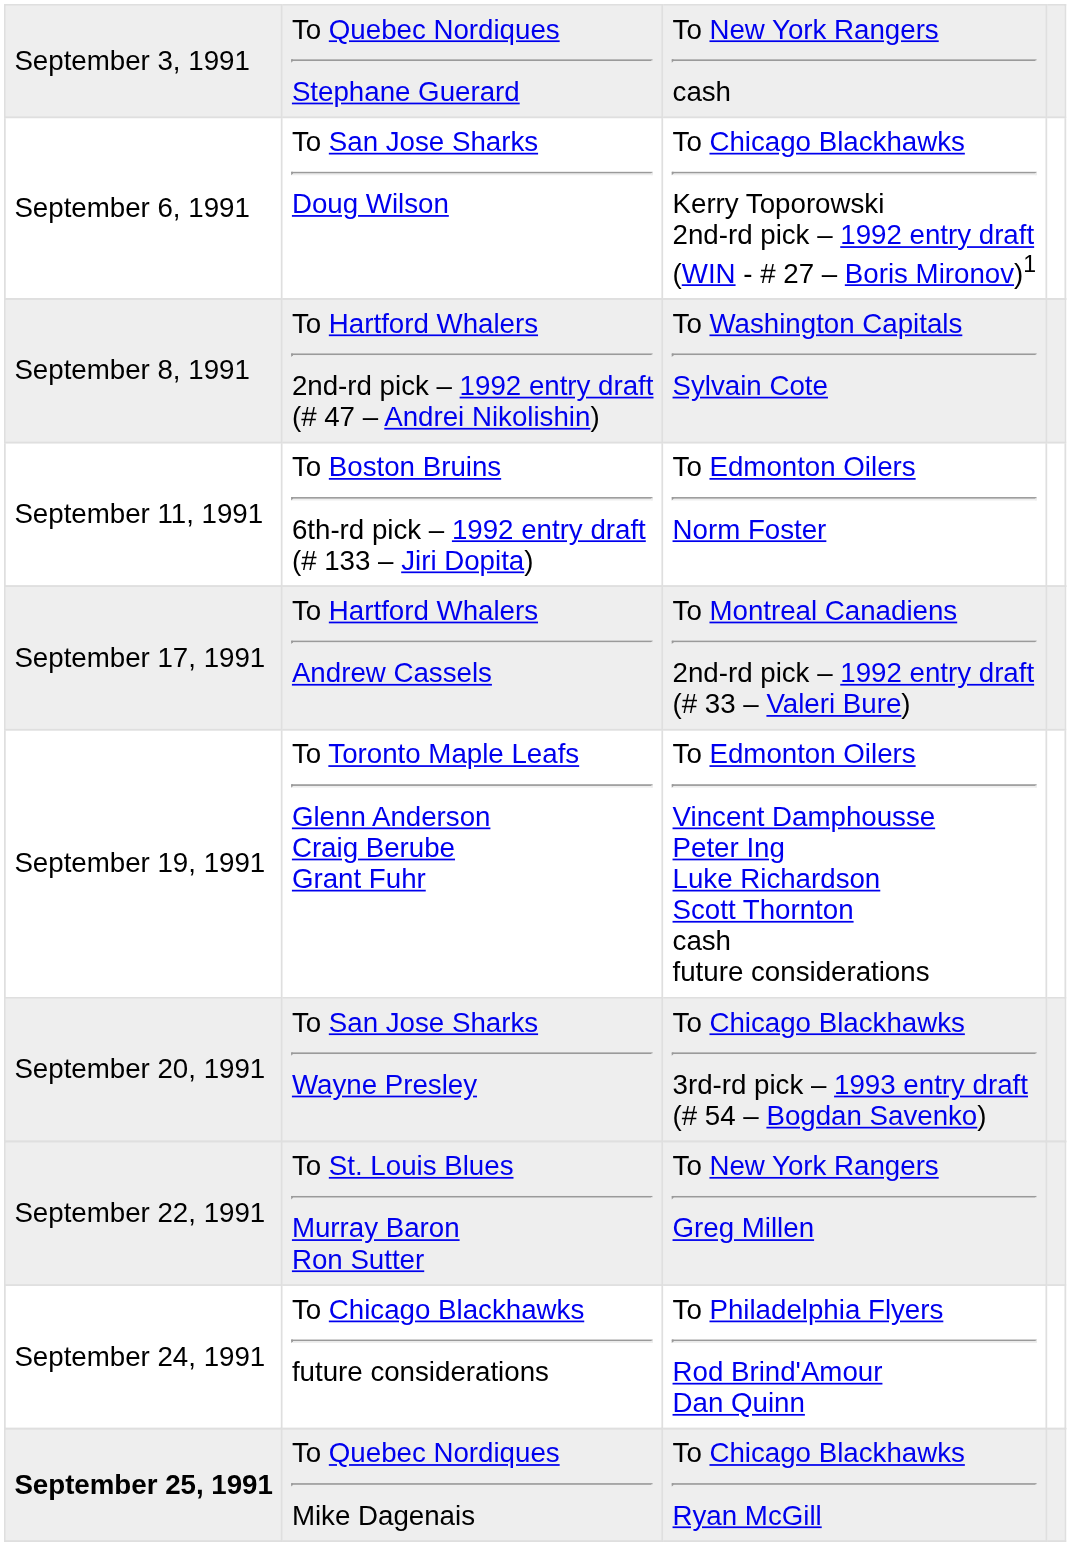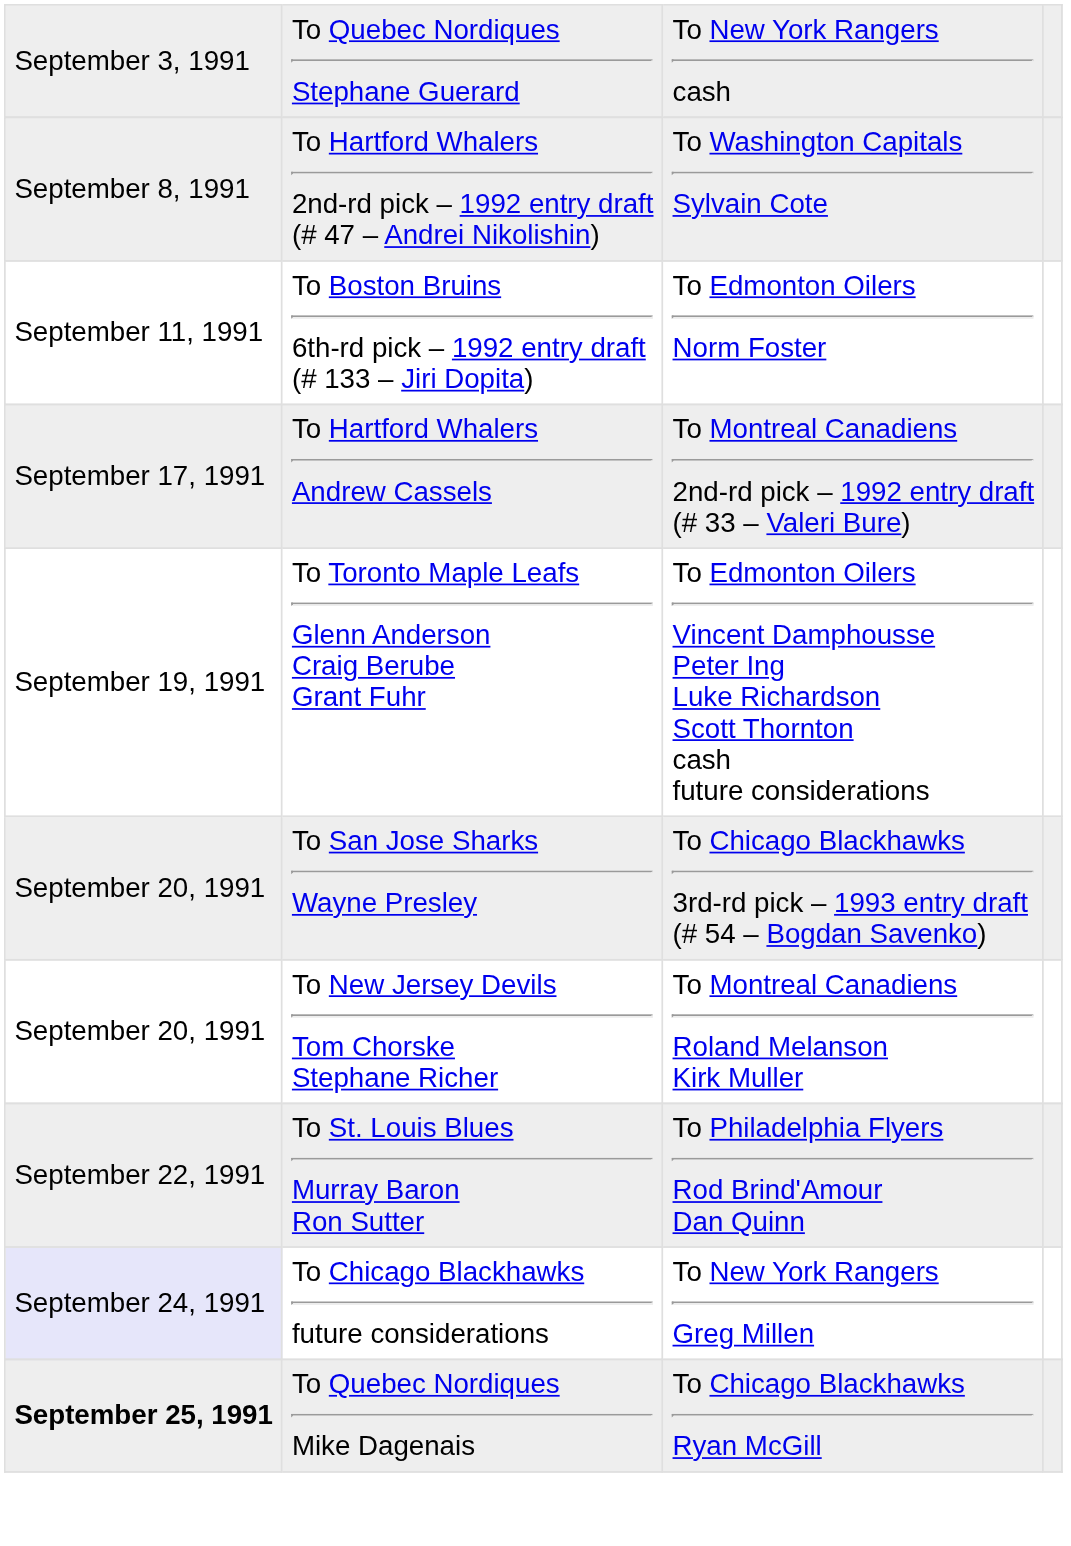- row: (473, 173)
+ row: (473, 1031)
(854, 1197) To New York Rangers Greg Millen -> (853, 1174) To Philadelphia Flyers Rod Brind'Amour Dan Quinn
(140, 1357) no background -> (140, 1302) lavender background
(854, 1357) To Philadelphia Flyers Rod Brind'Amour Dan Quinn -> (853, 1302) To New York Rangers Greg Millen
